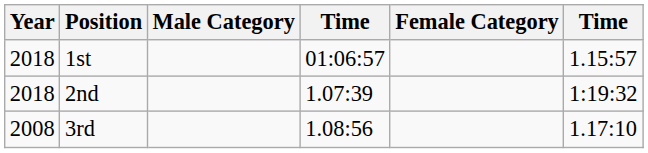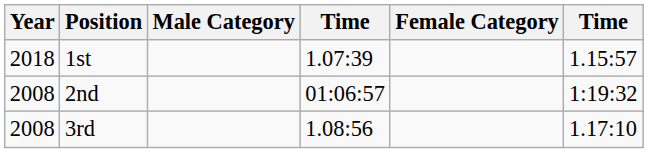(345, 57) 01:06:57 -> (339, 57) 1.07:39
(32, 93) 2018 -> (32, 93) 2008
(339, 93) 1.07:39 -> (345, 93) 01:06:57
